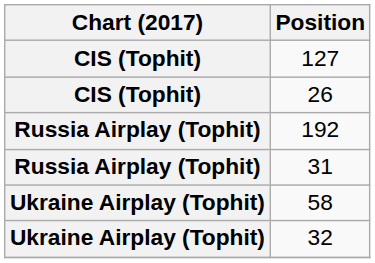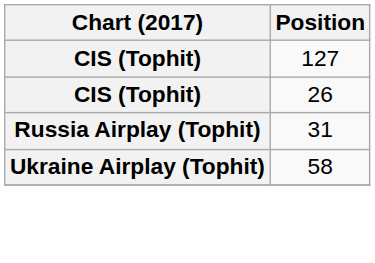- row: (320, 130)
- row: (320, 238)
